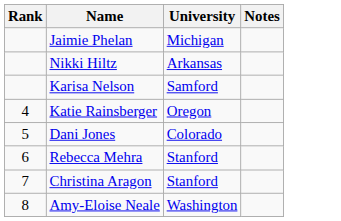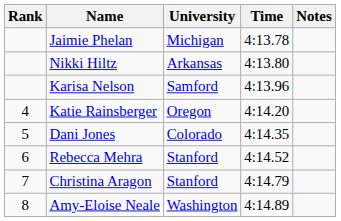+ column: (267, 16)
